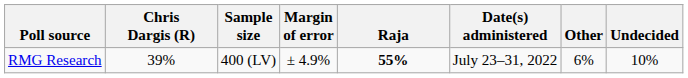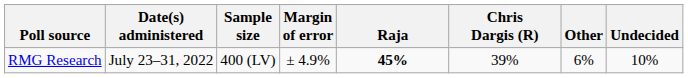columns swapped: (505, 26) <-> (161, 26)
(393, 60) 55% -> (393, 60) 45%
